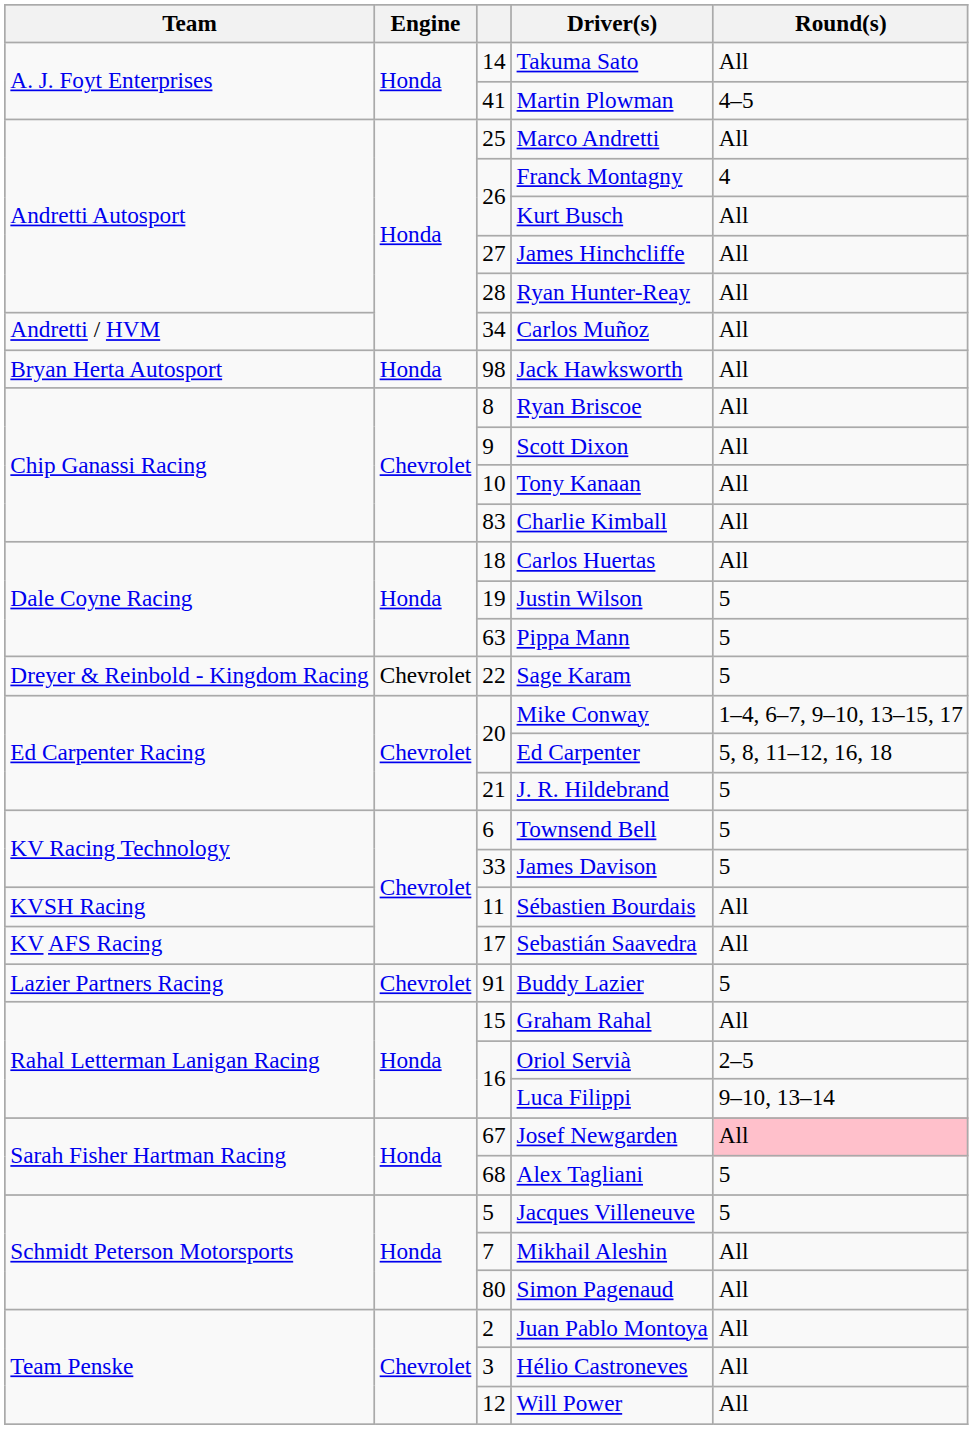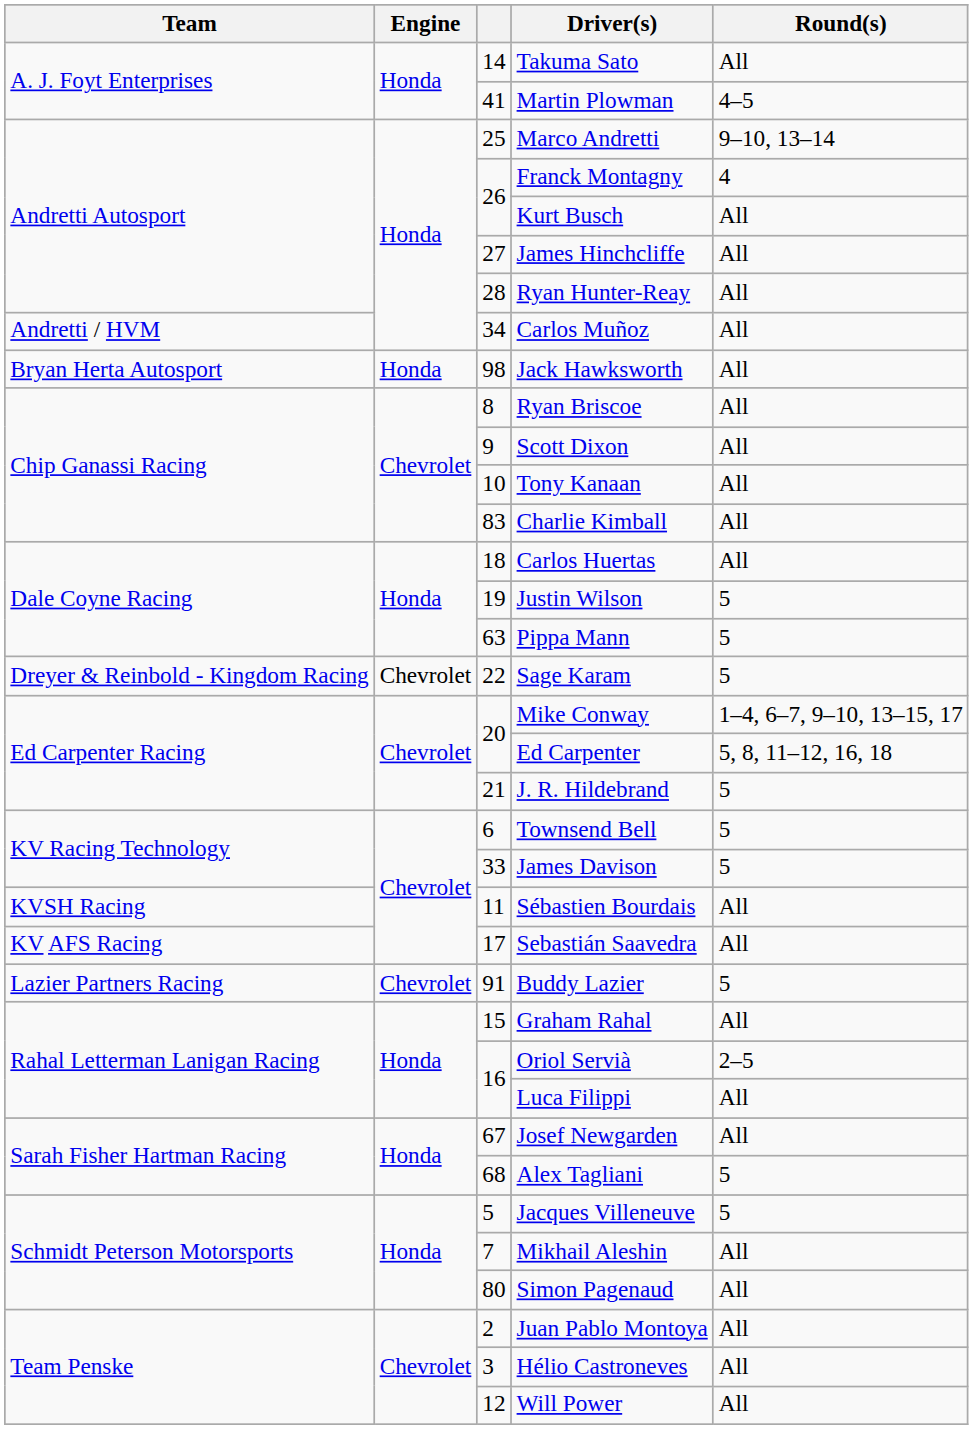(734, 138) All -> (777, 138) 9–10, 13–14
(777, 1097) 9–10, 13–14 -> (734, 1097) All
(734, 1135) pink background -> (734, 1135) no background
